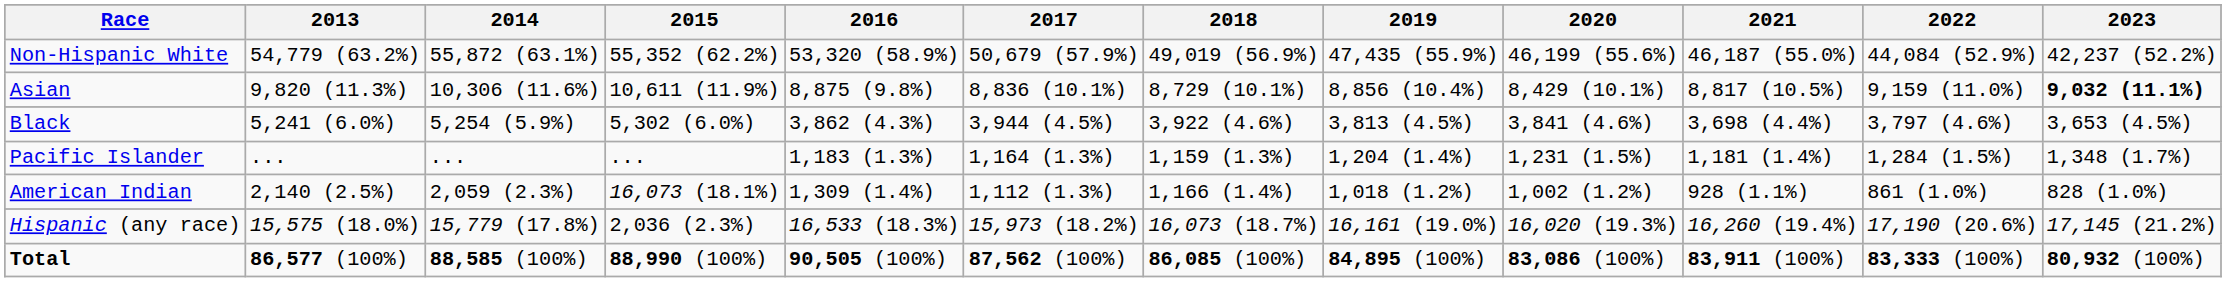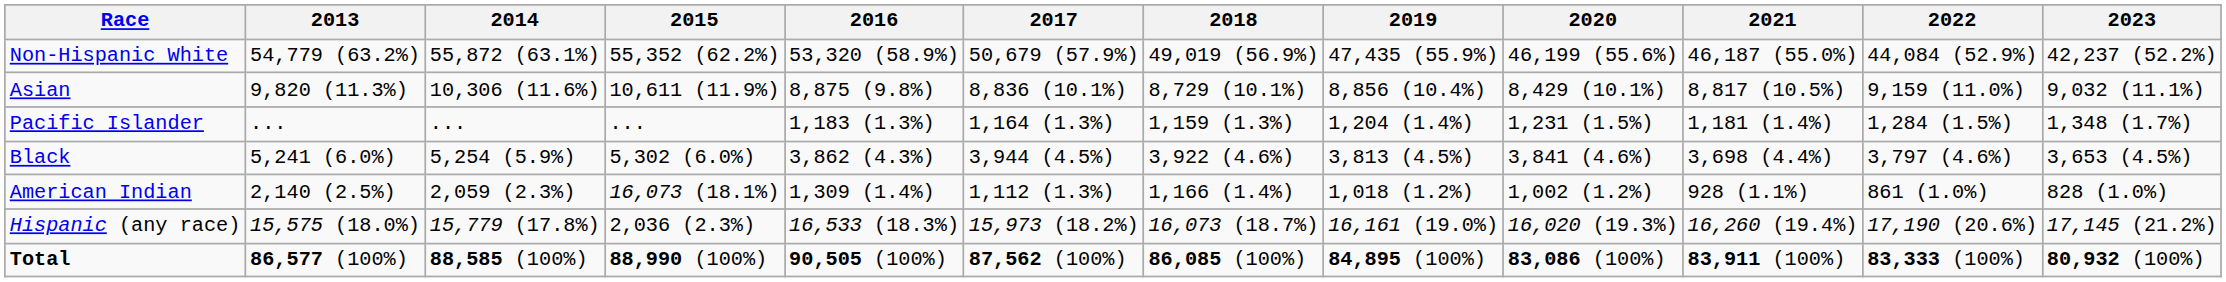(2126, 90) bold -> (2126, 90) normal
rows swapped: (40, 124) <-> (107, 158)
